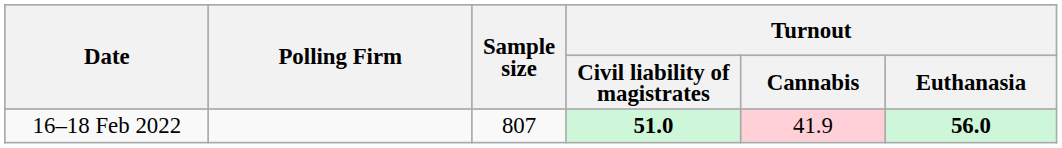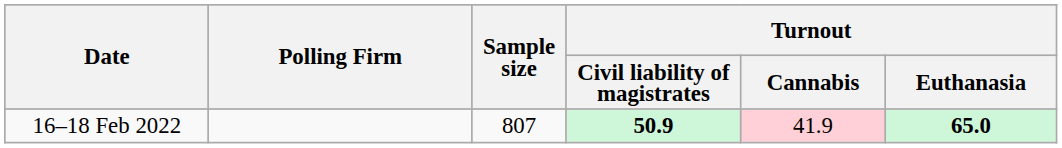(653, 126) 51.0 -> (653, 126) 50.9
(971, 126) 56.0 -> (971, 126) 65.0
